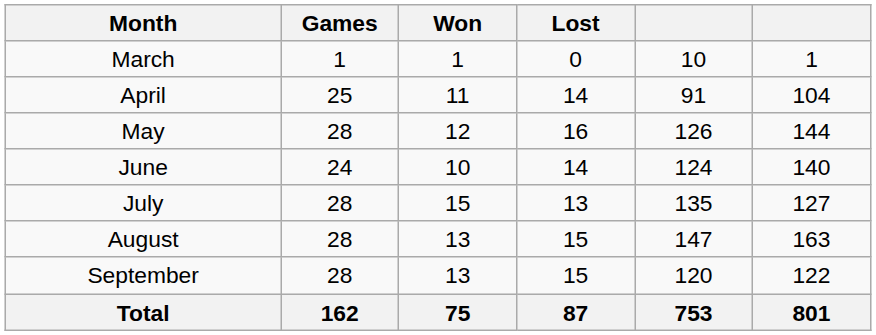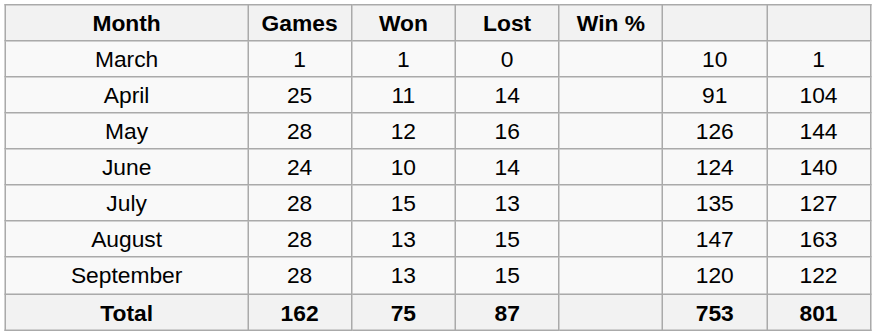+ column: (611, 23)
